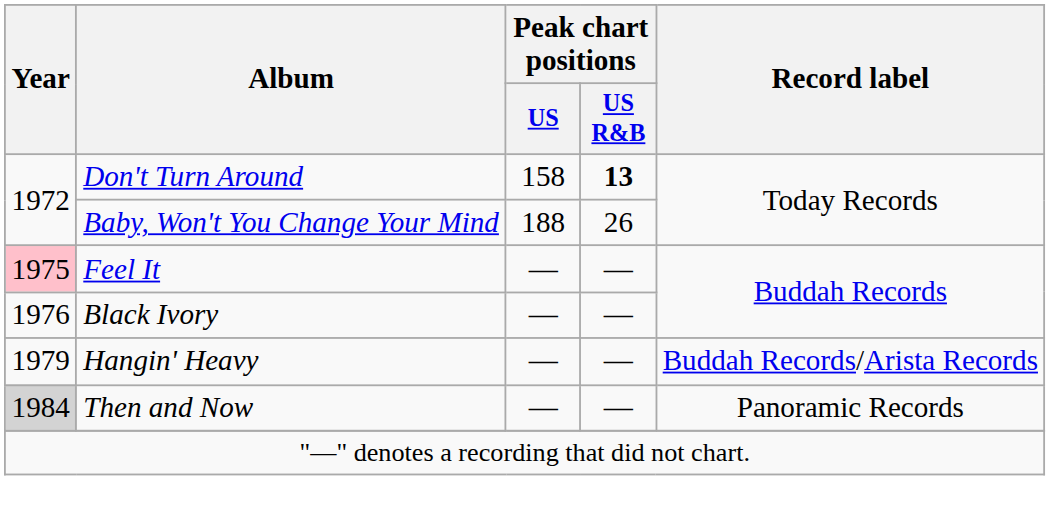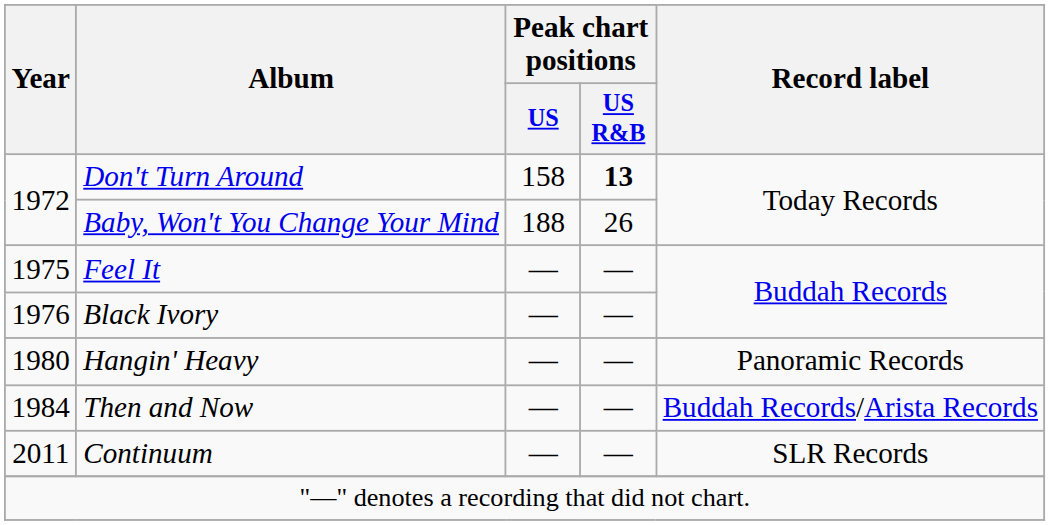(41, 268) pink background -> (41, 268) no background
(41, 360) 1979 -> (41, 360) 1980
(850, 360) Buddah Records/Arista Records -> (850, 360) Panoramic Records
(41, 407) lightgrey background -> (41, 407) no background
(850, 407) Panoramic Records -> (850, 407) Buddah Records/Arista Records
+ row: (148, 453)
